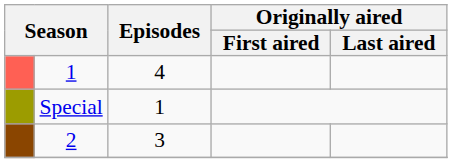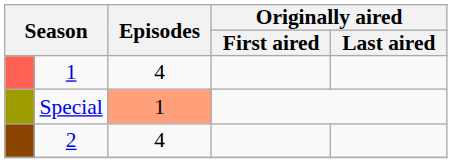(160, 106) no background -> (160, 106) lightsalmon background
(160, 140) 3 -> (160, 140) 4
